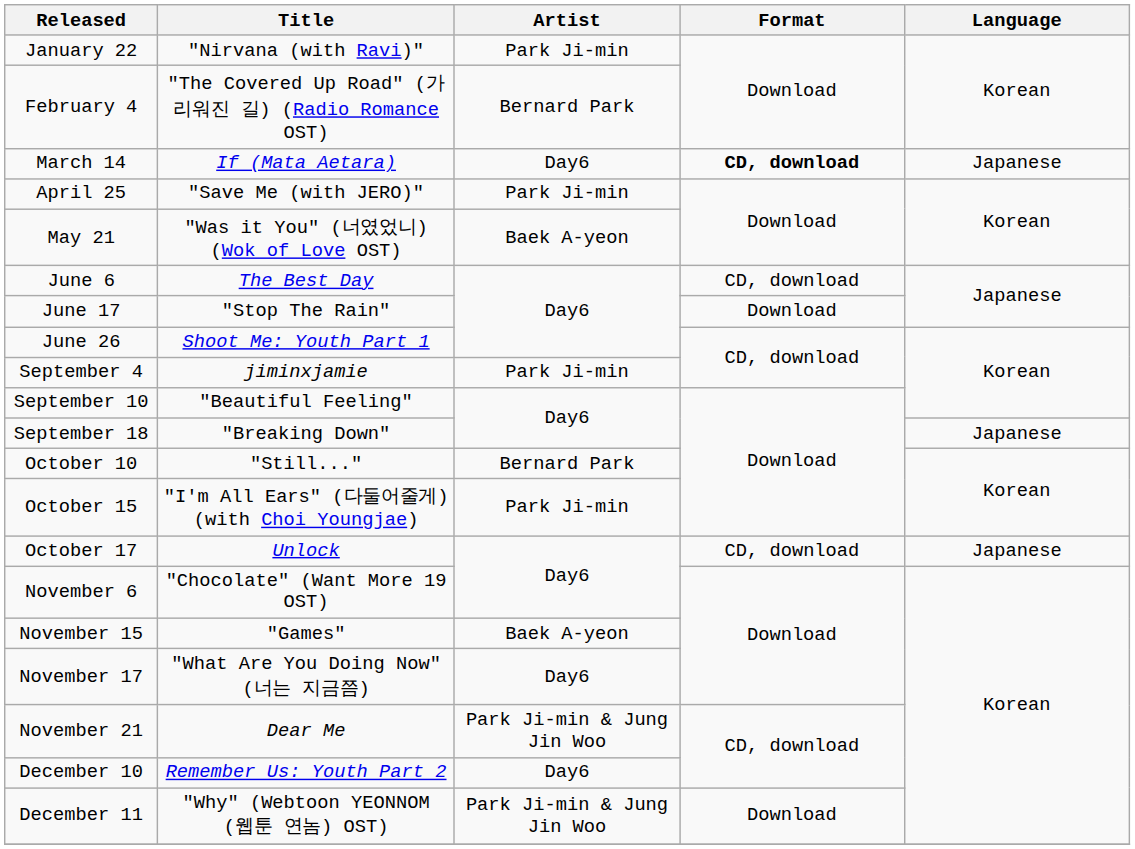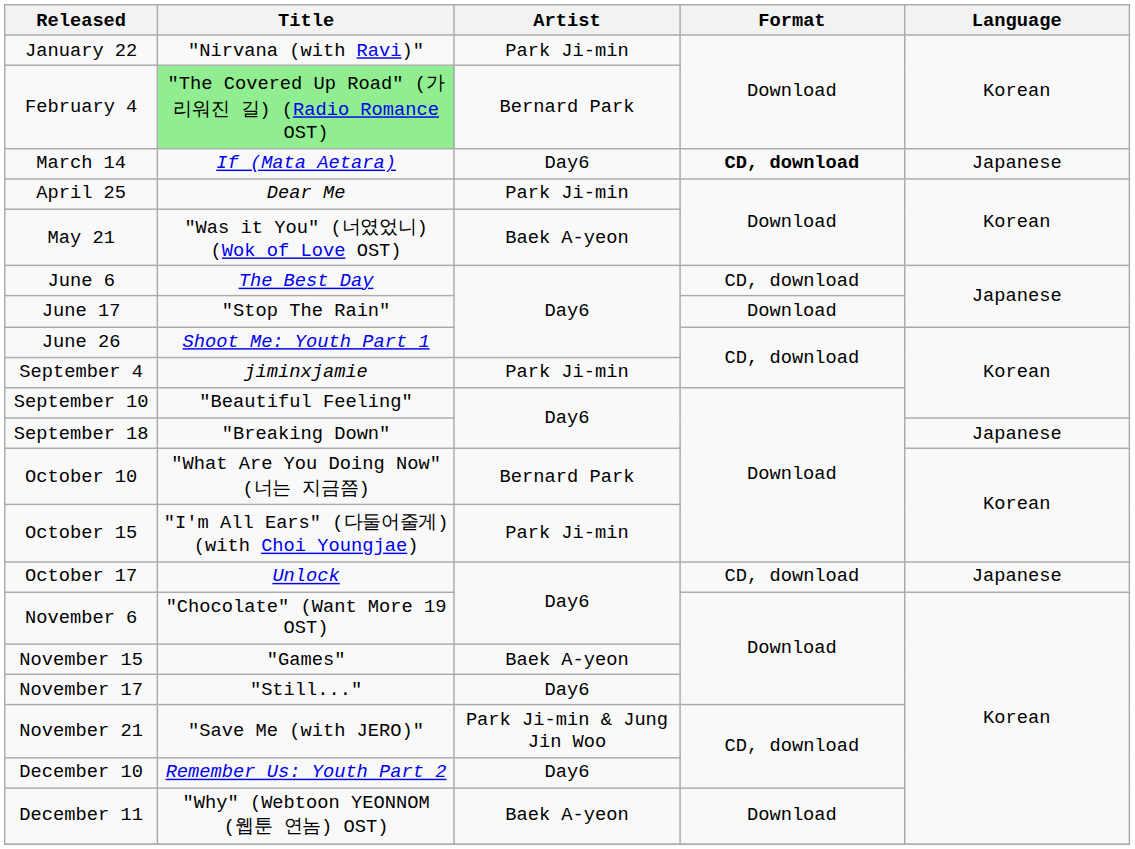(306, 108) no background -> (306, 108) lightgreen background
(306, 194) "Save Me (with JERO)" -> (306, 194) Dear Me
(306, 464) "Still..." -> (306, 476) "What Are You Doing Now" (너는 지금쯤)
(306, 676) "What Are You Doing Now" (너는 지금쯤) -> (306, 690) "Still..."
(306, 731) Dear Me -> (306, 731) "Save Me (with JERO)"
(567, 816) Park Ji-min & Jung Jin Woo -> (567, 816) Baek A-yeon
